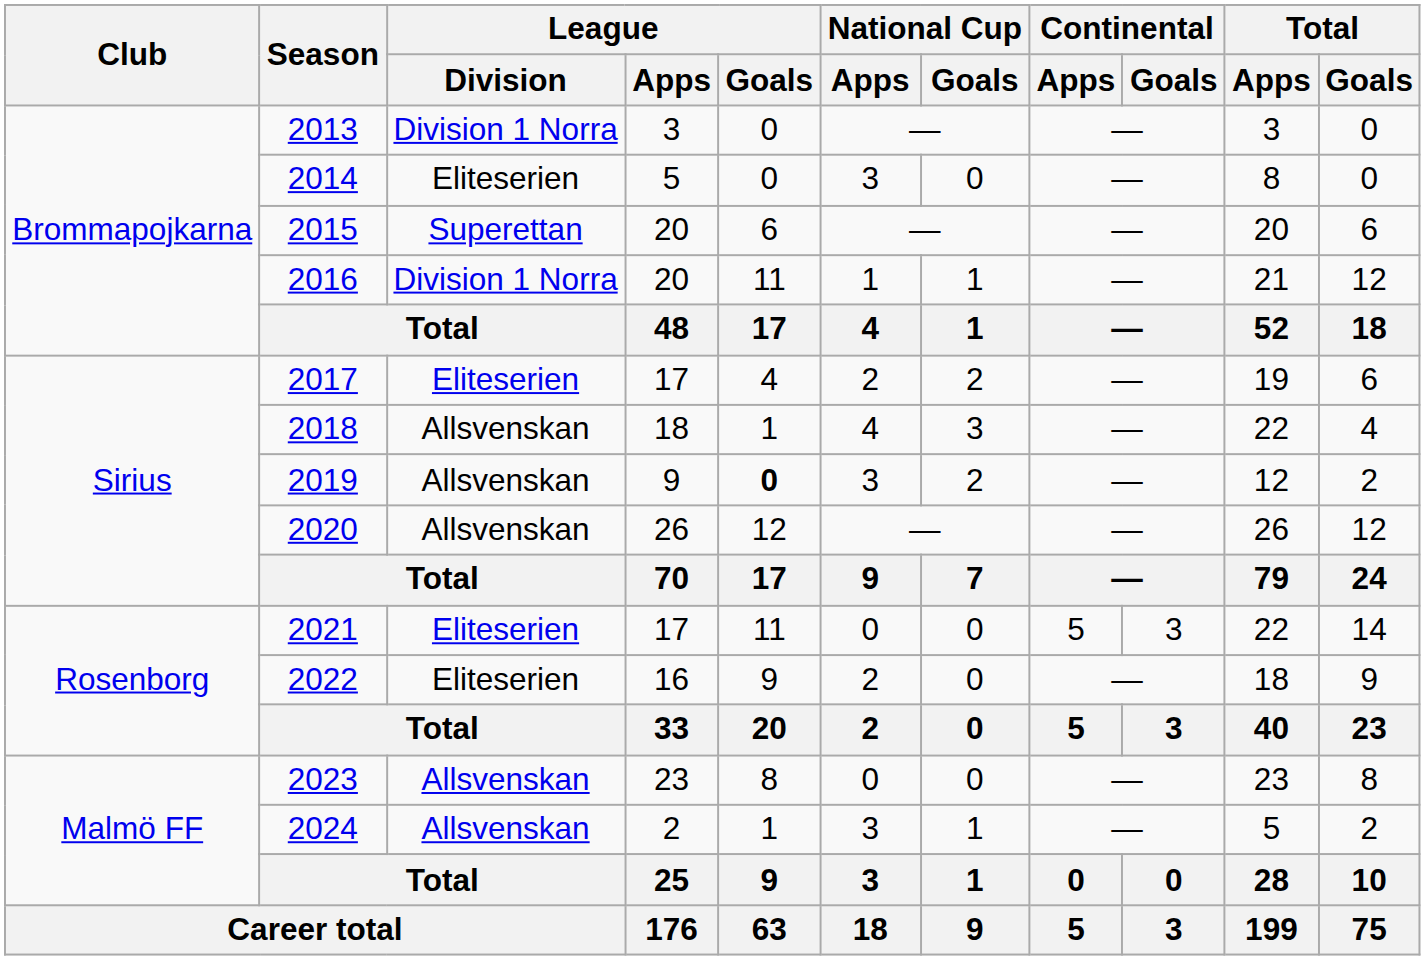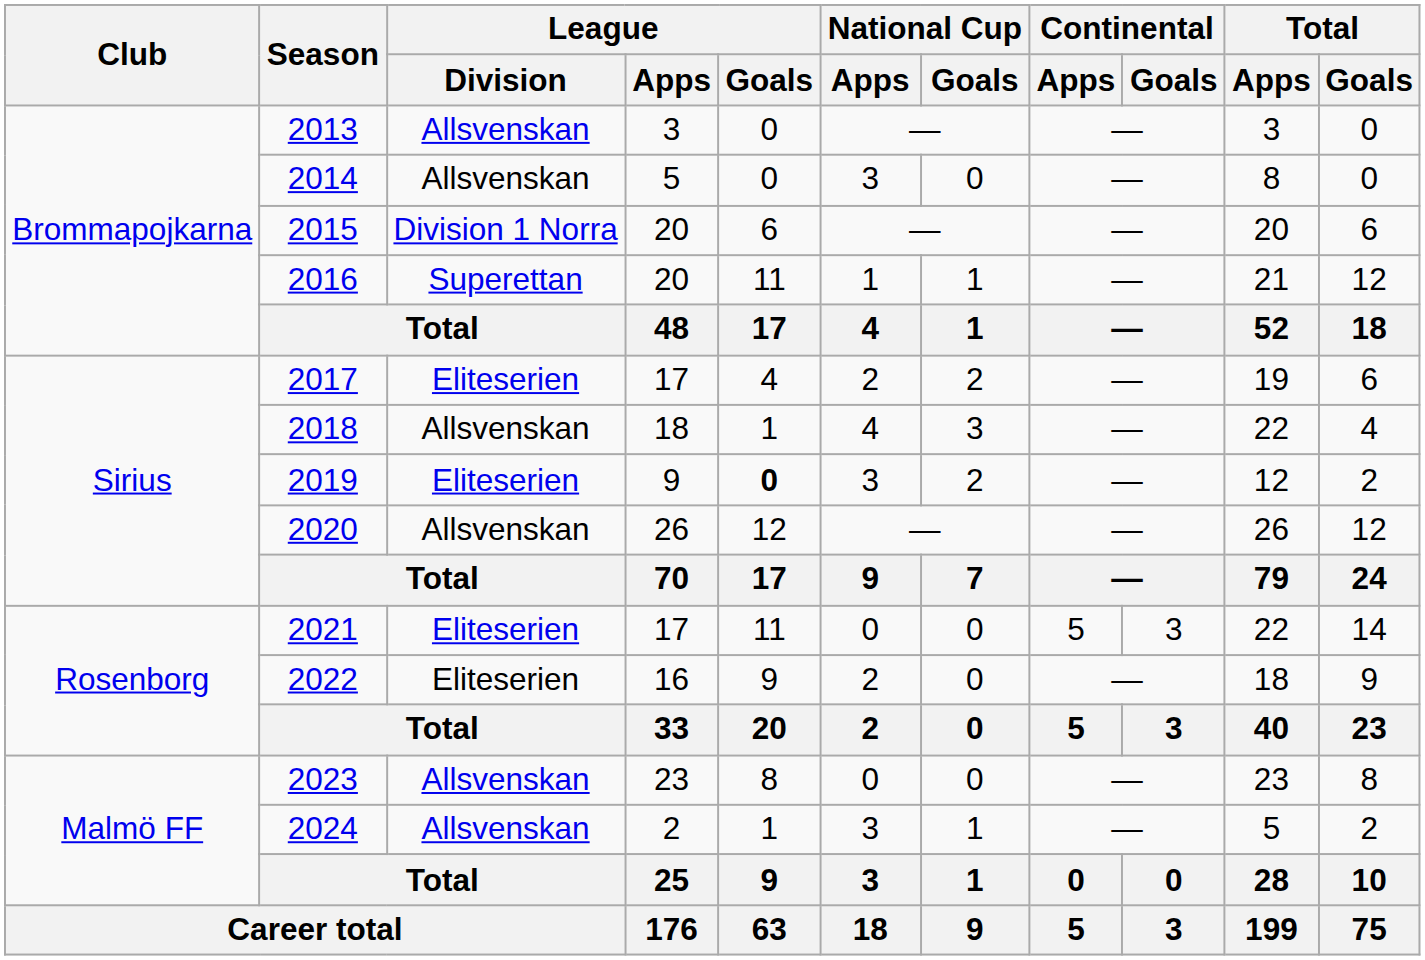(506, 129) Division 1 Norra -> (506, 129) Allsvenskan
(506, 179) Eliteserien -> (506, 179) Allsvenskan
(506, 229) Superettan -> (506, 229) Division 1 Norra
(506, 279) Division 1 Norra -> (506, 279) Superettan
(506, 479) Allsvenskan -> (506, 479) Eliteserien
